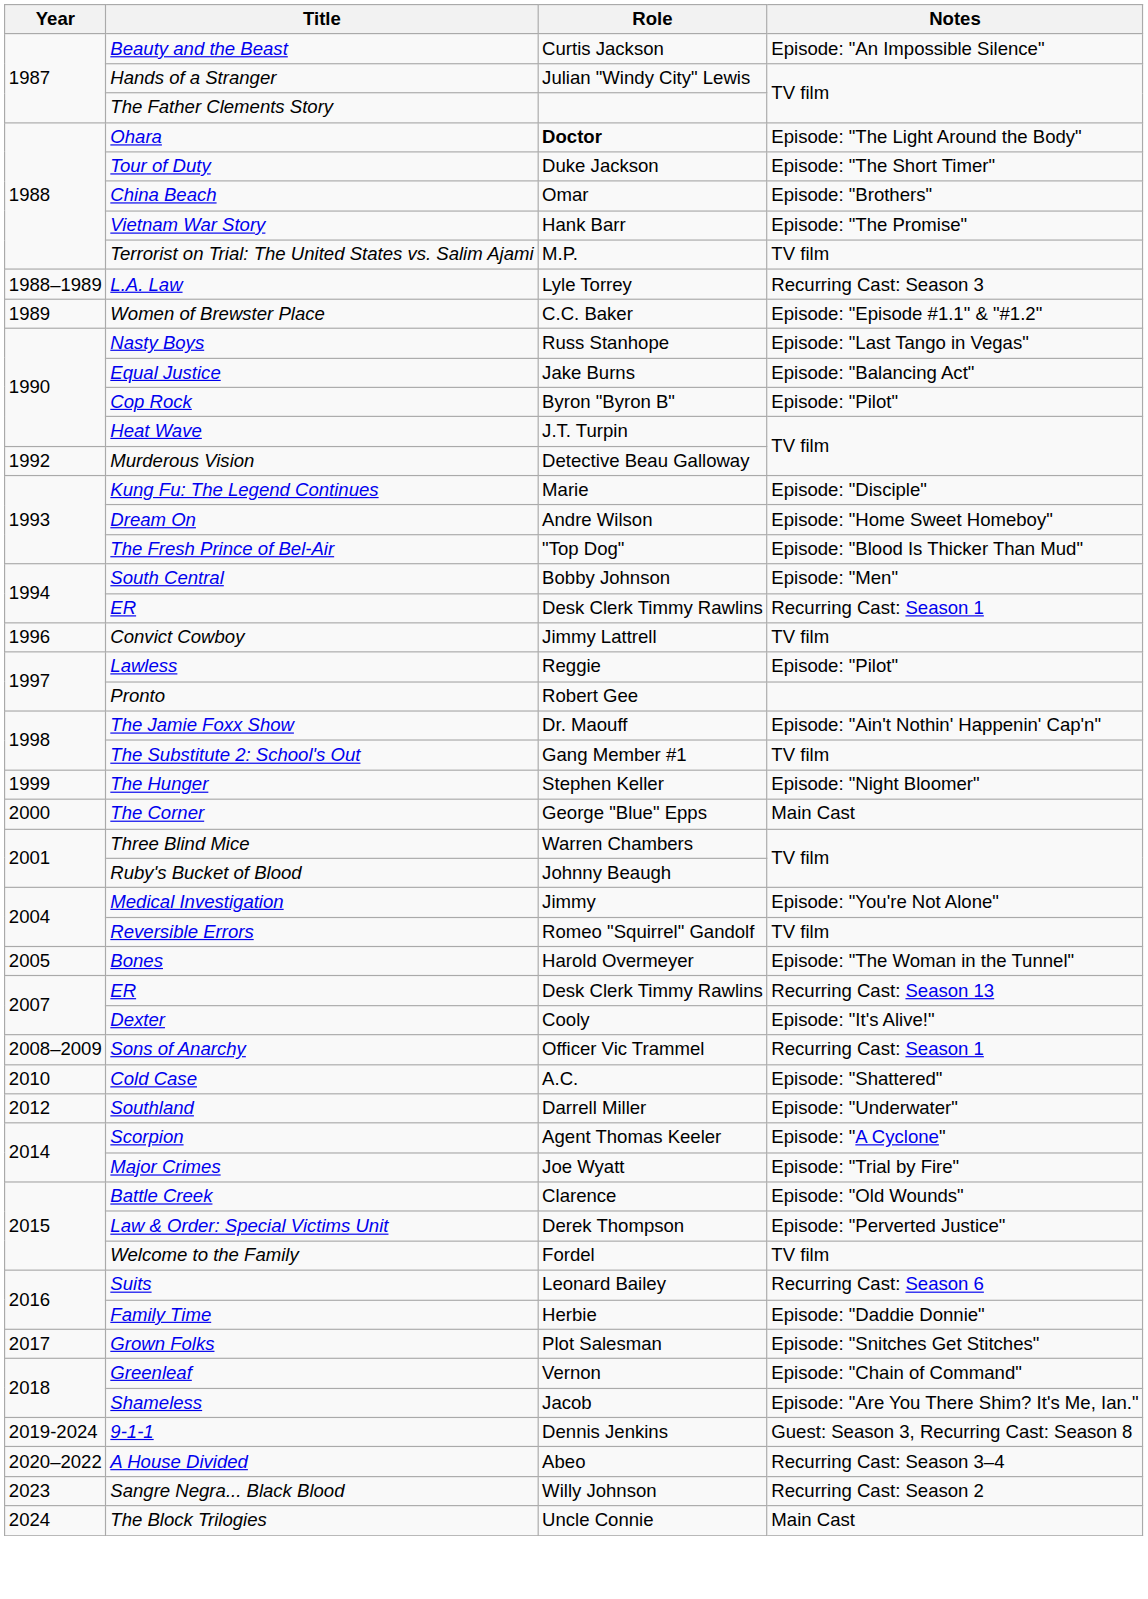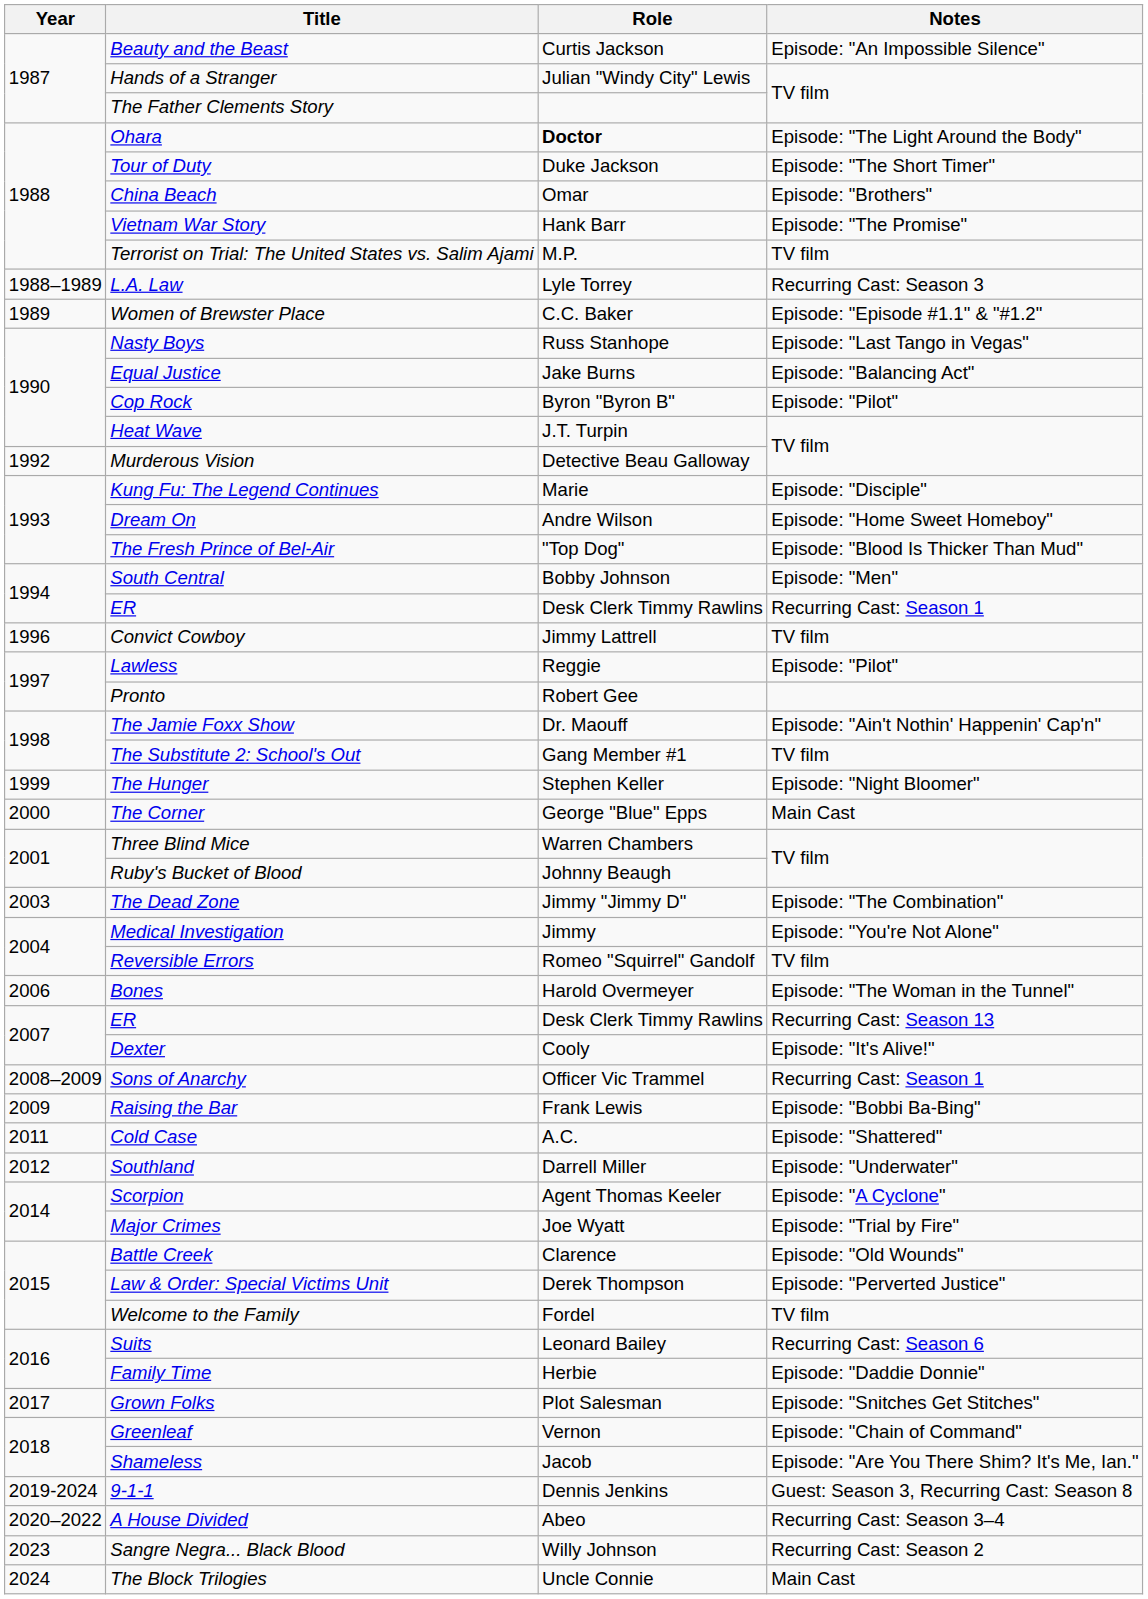+ row: (175, 902)
(30, 961) 2005 -> (30, 990) 2006
+ row: (174, 1108)
(30, 1078) 2010 -> (29, 1137) 2011
